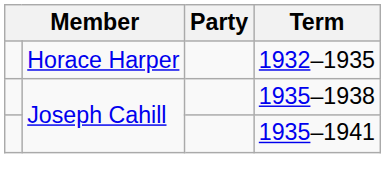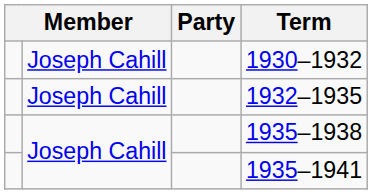+ row: (304, 59)
(103, 59) Horace Harper -> (97, 96) Joseph Cahill
